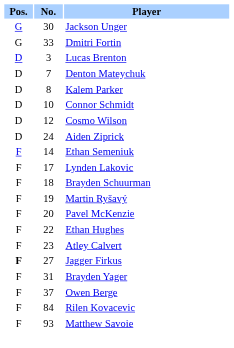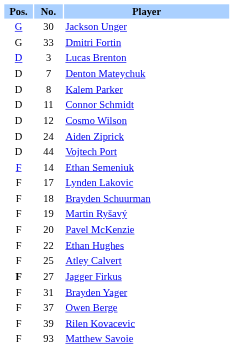(48, 105) 10 -> (48, 105) 11
+ row: (91, 152)
(48, 245) 23 -> (48, 261) 25
(48, 308) 84 -> (48, 323) 39
